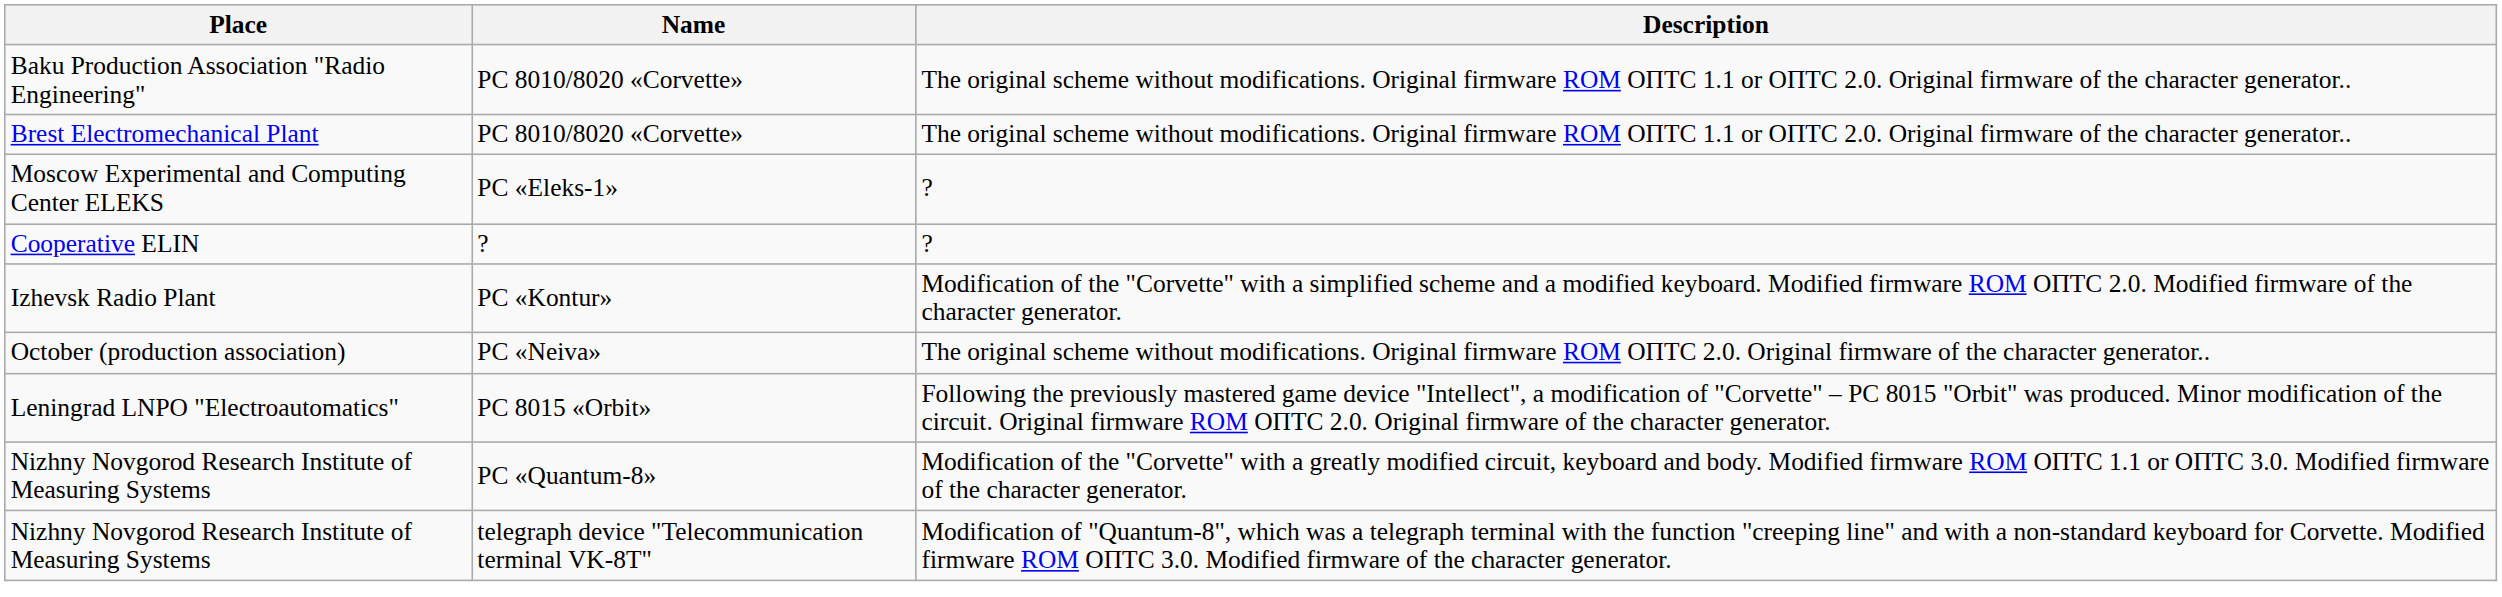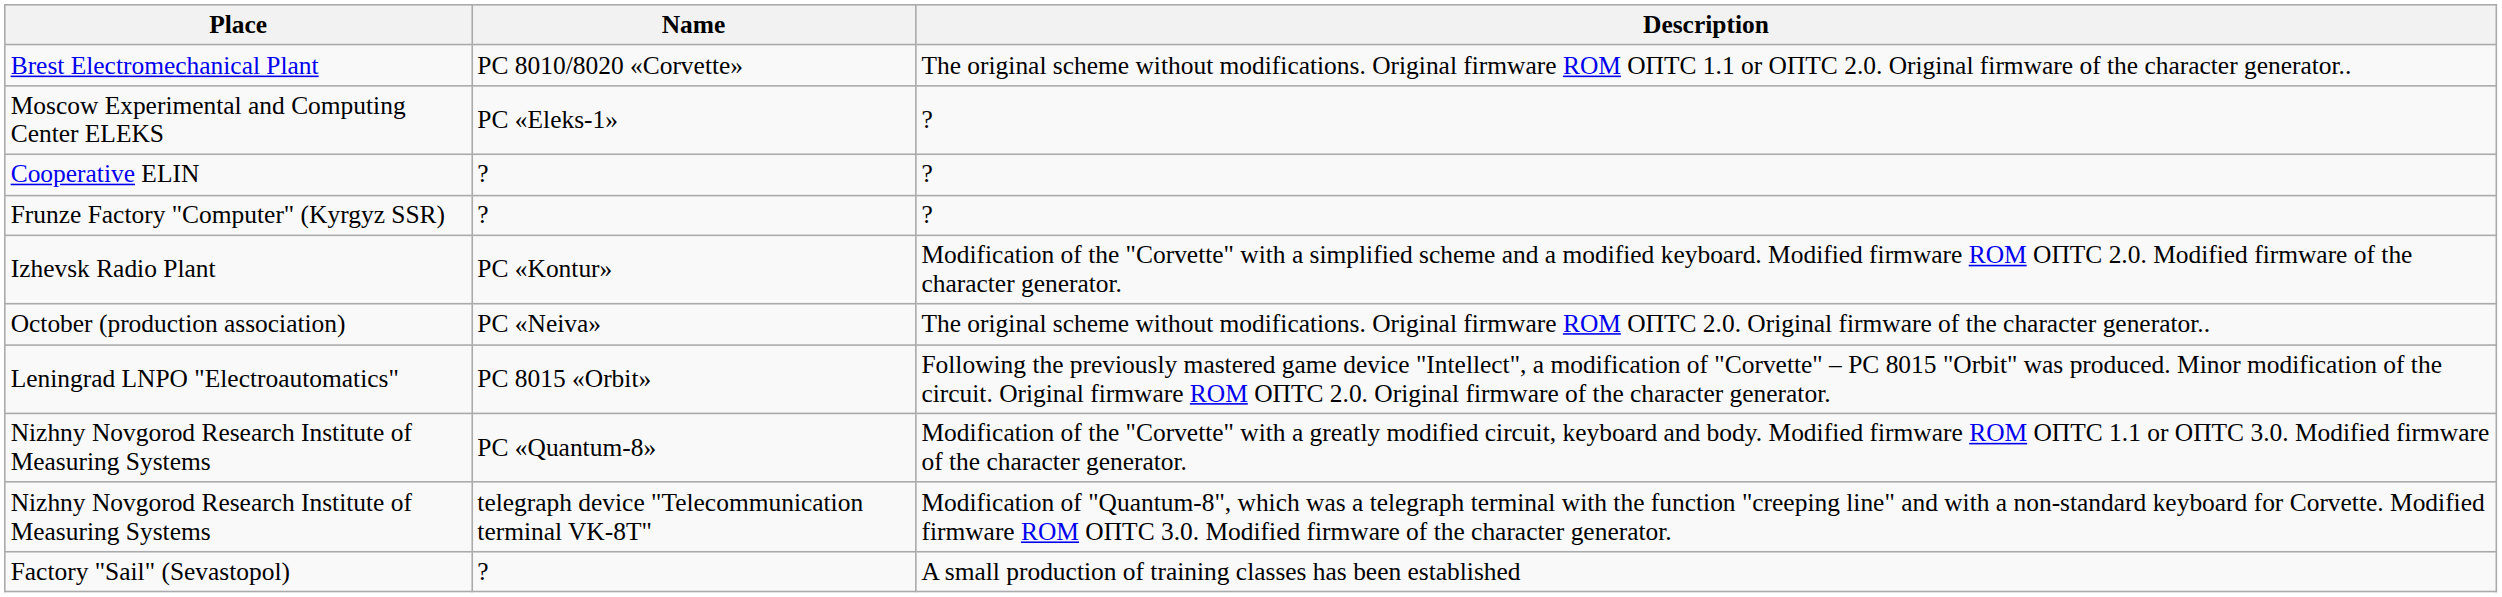- row: (198, 79)
+ row: (228, 214)
+ row: (150, 571)
